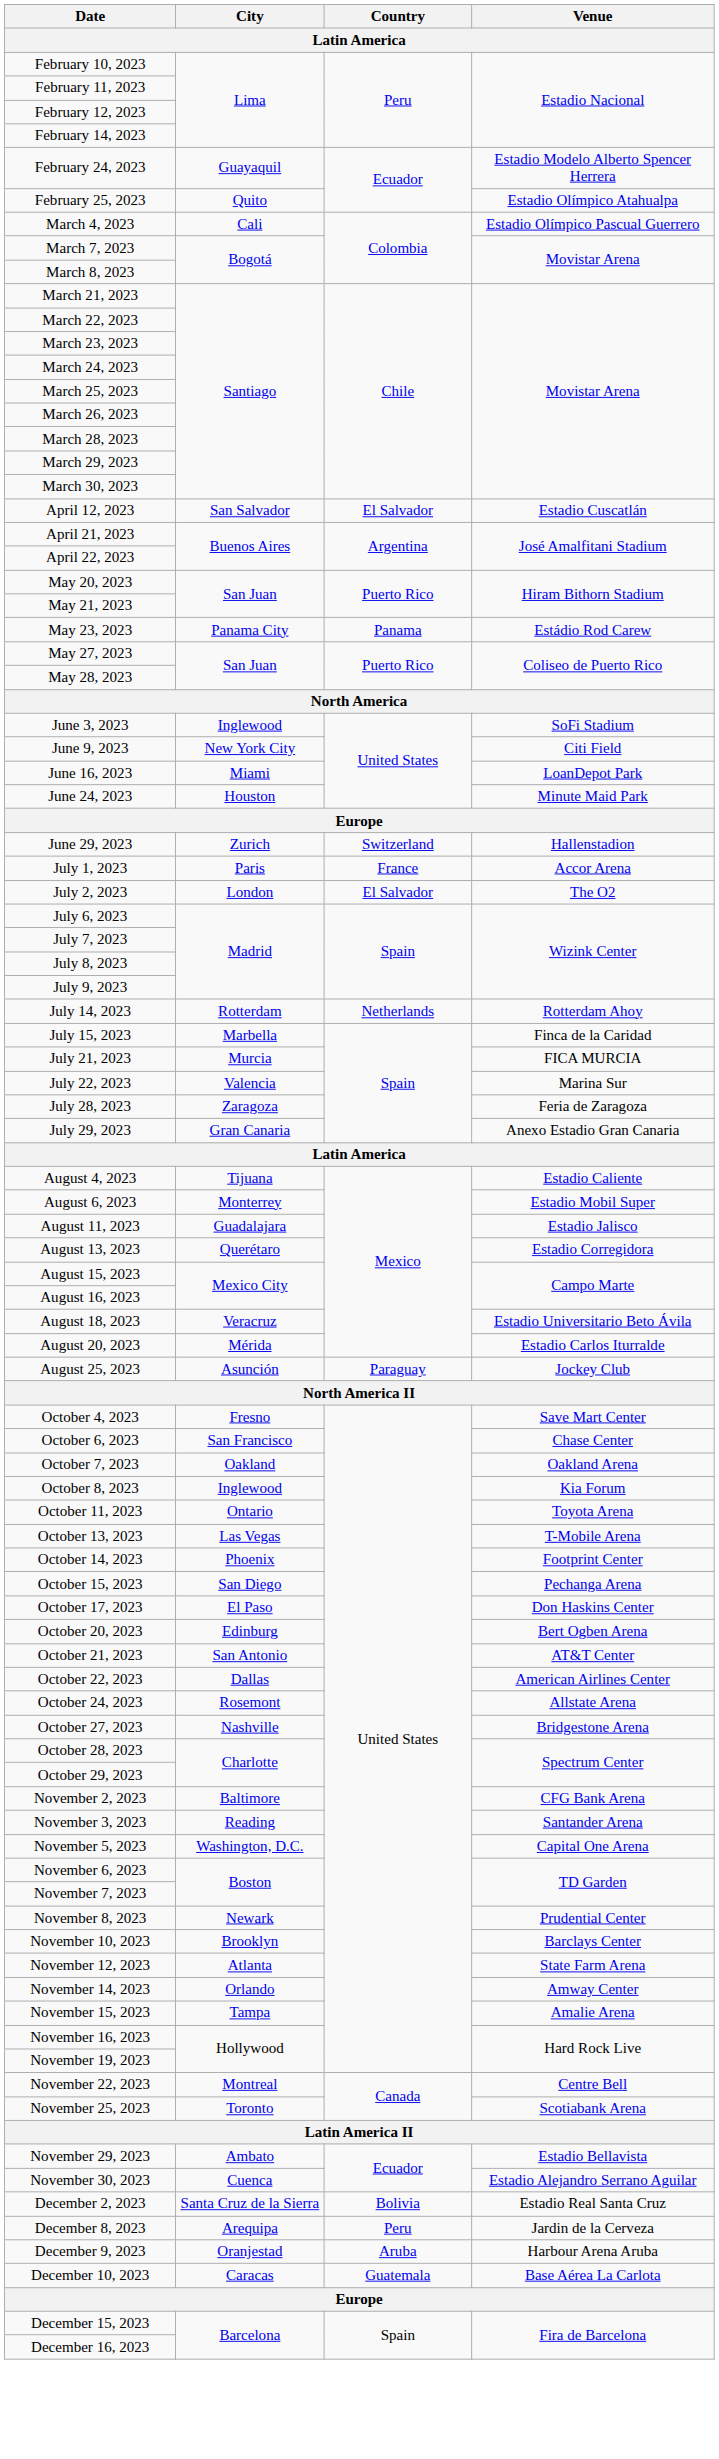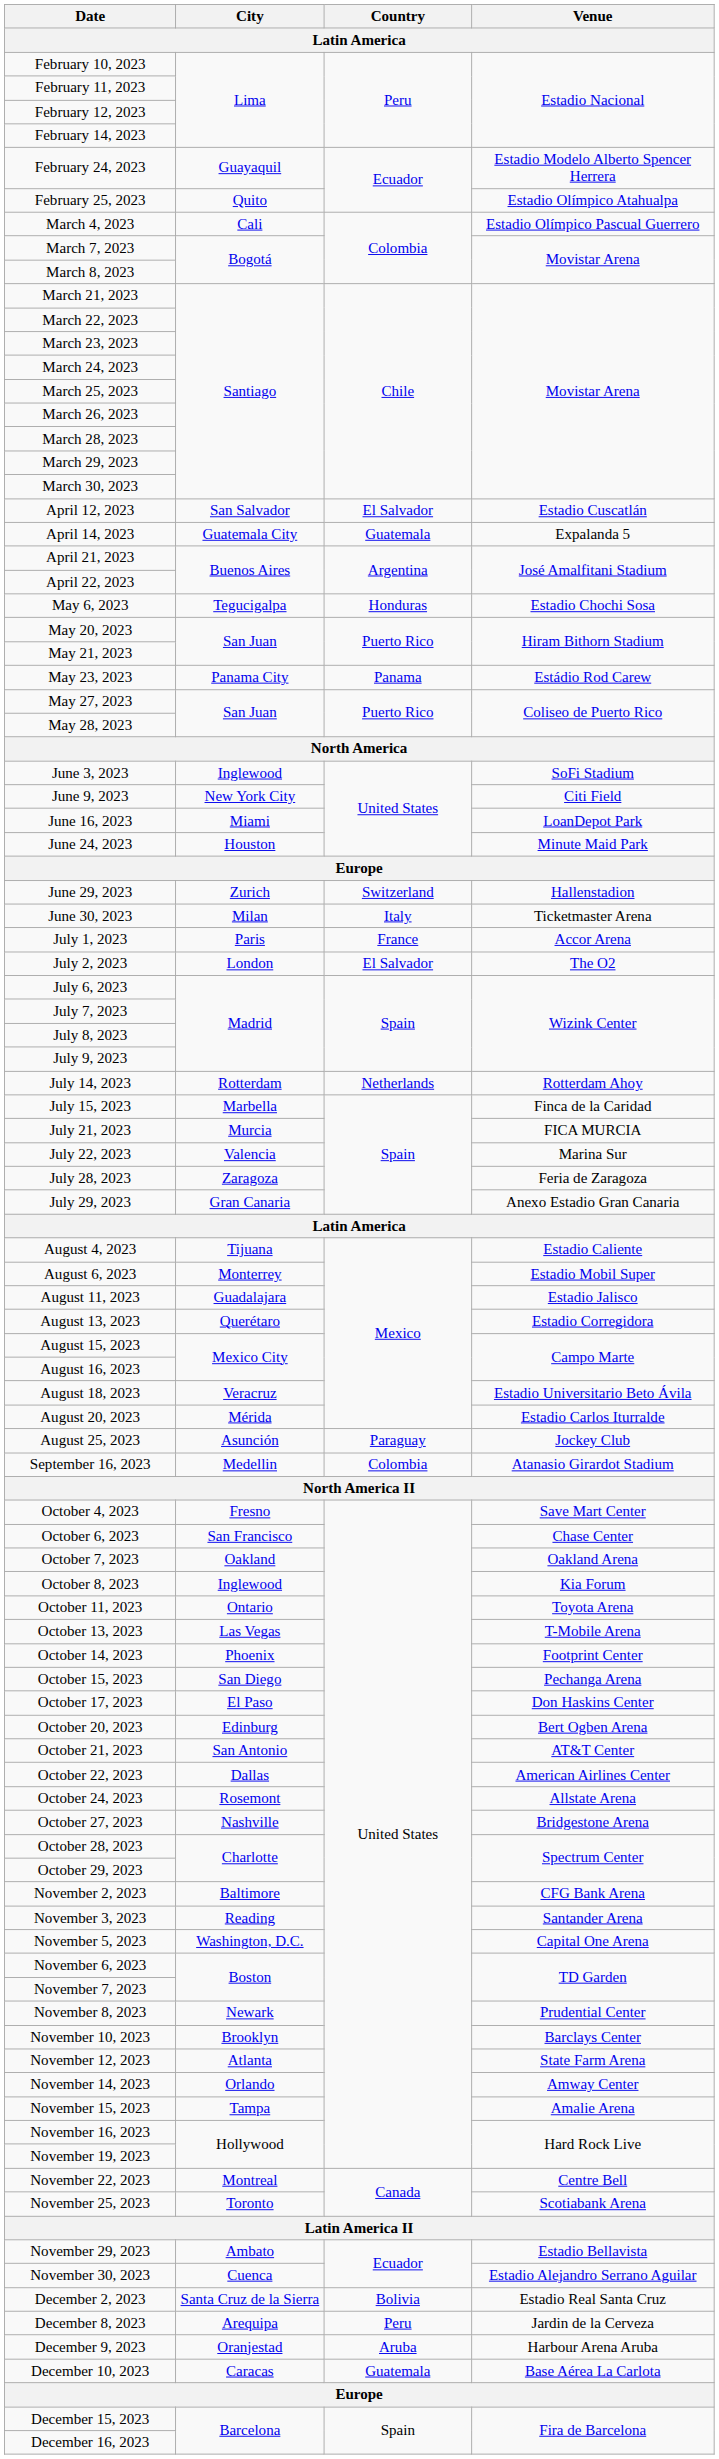+ row: (90, 534)
+ row: (90, 605)
+ row: (90, 915)
+ row: (90, 1464)
